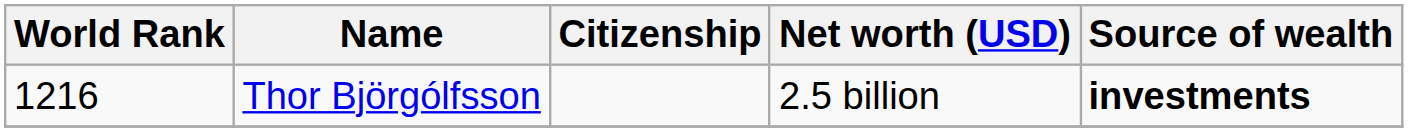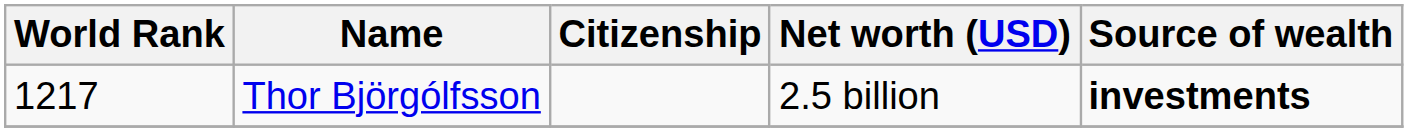(56, 95) 1216 -> (56, 95) 1217
